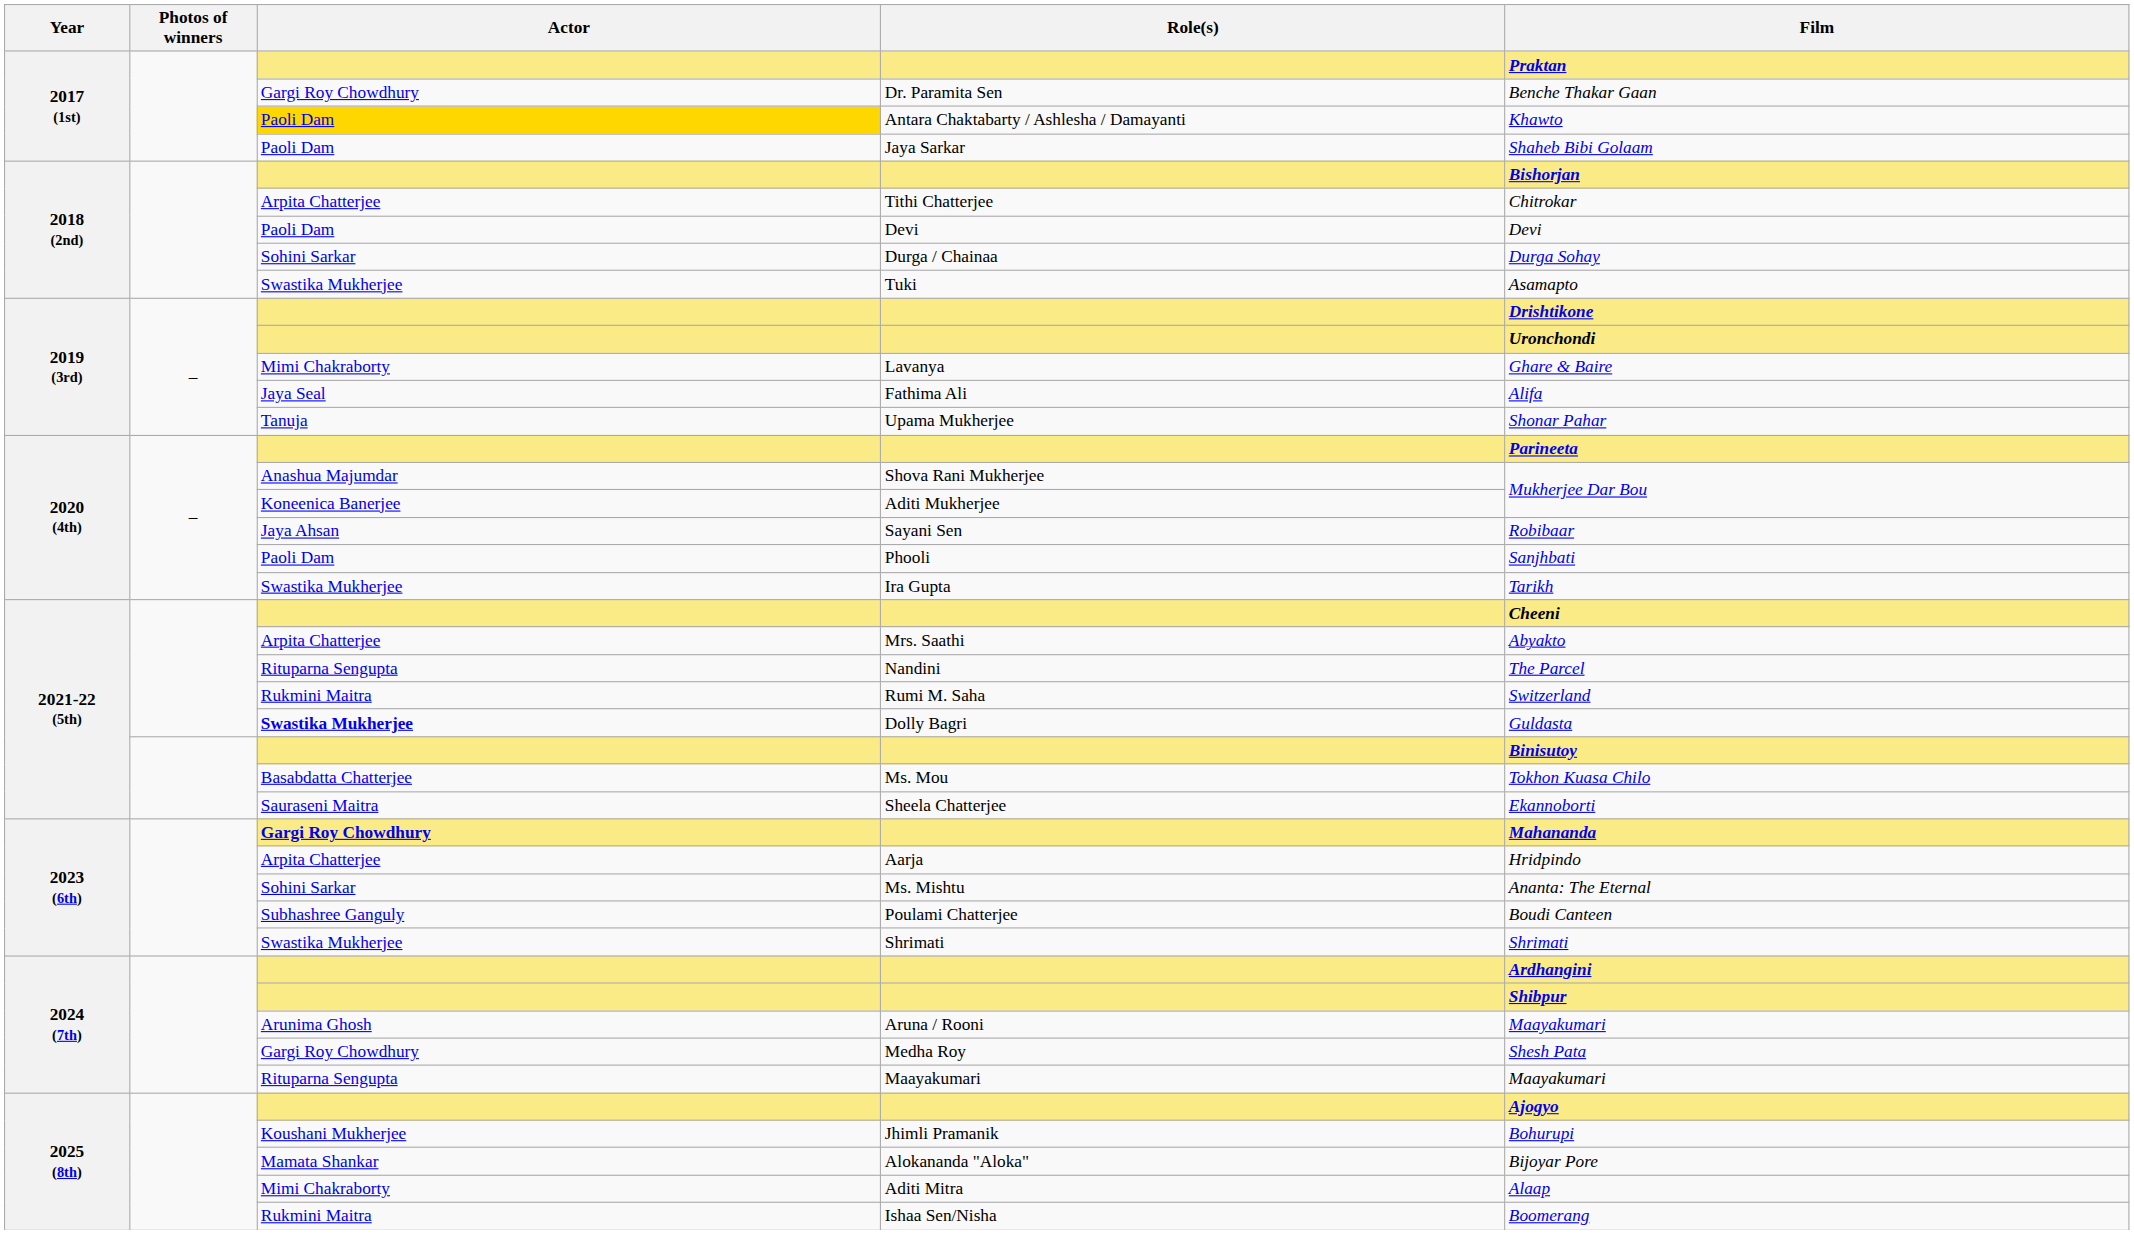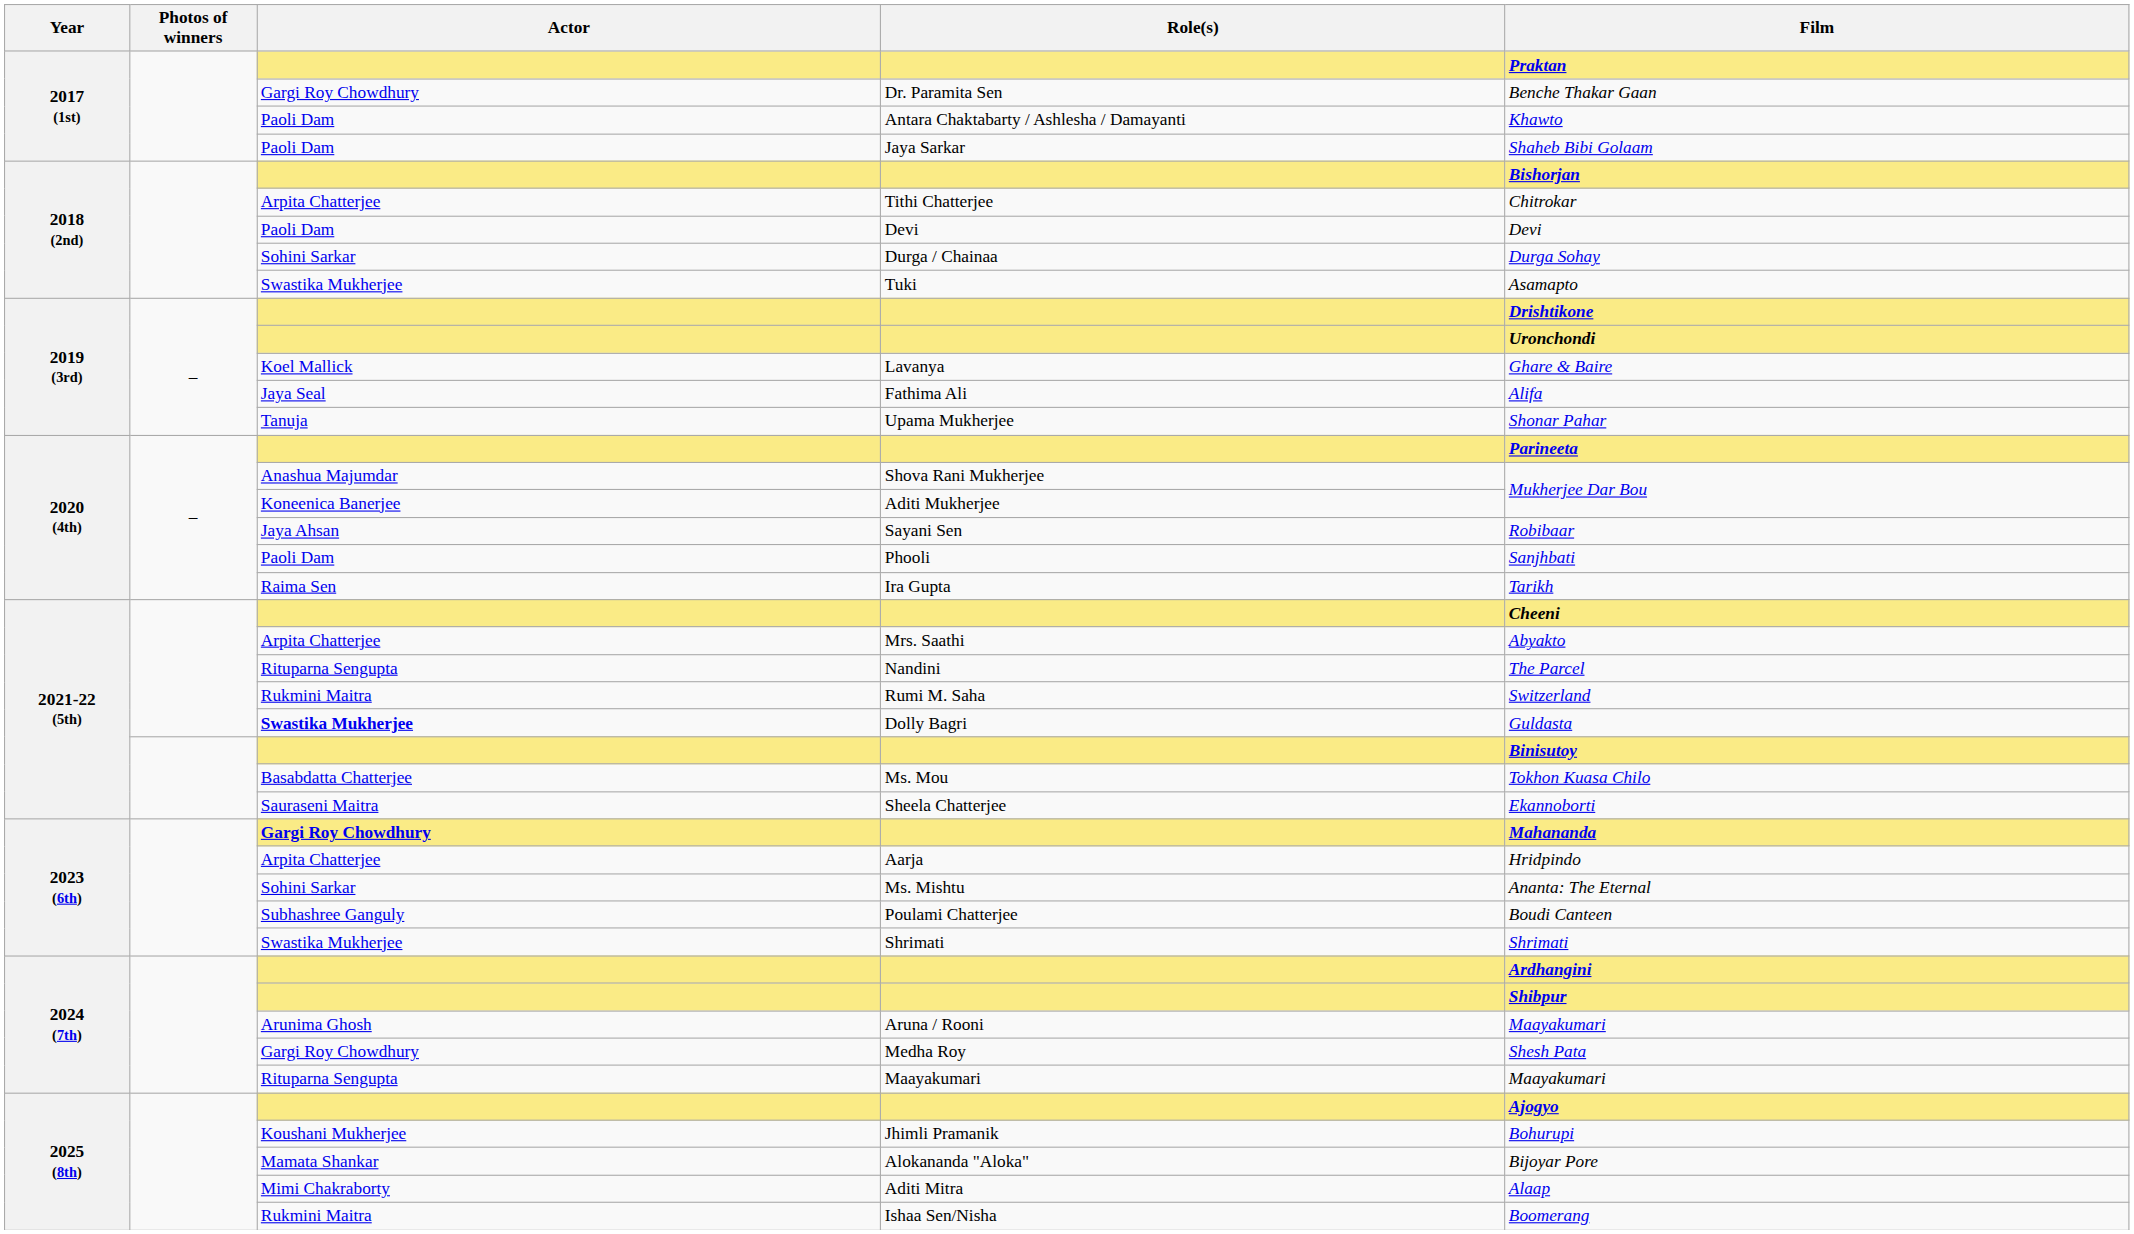(298, 119) gold background -> (298, 119) no background
(325, 366) Mimi Chakraborty -> (307, 366) Koel Mallick
(332, 585) Swastika Mukherjee -> (299, 585) Raima Sen
